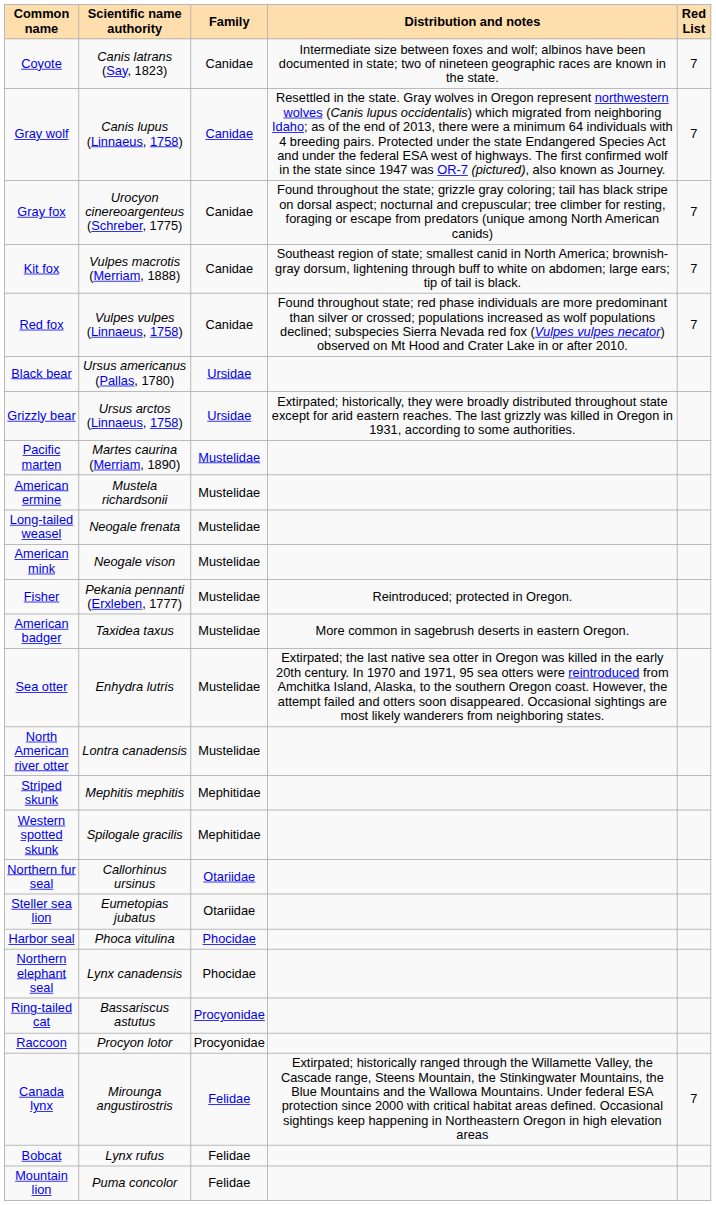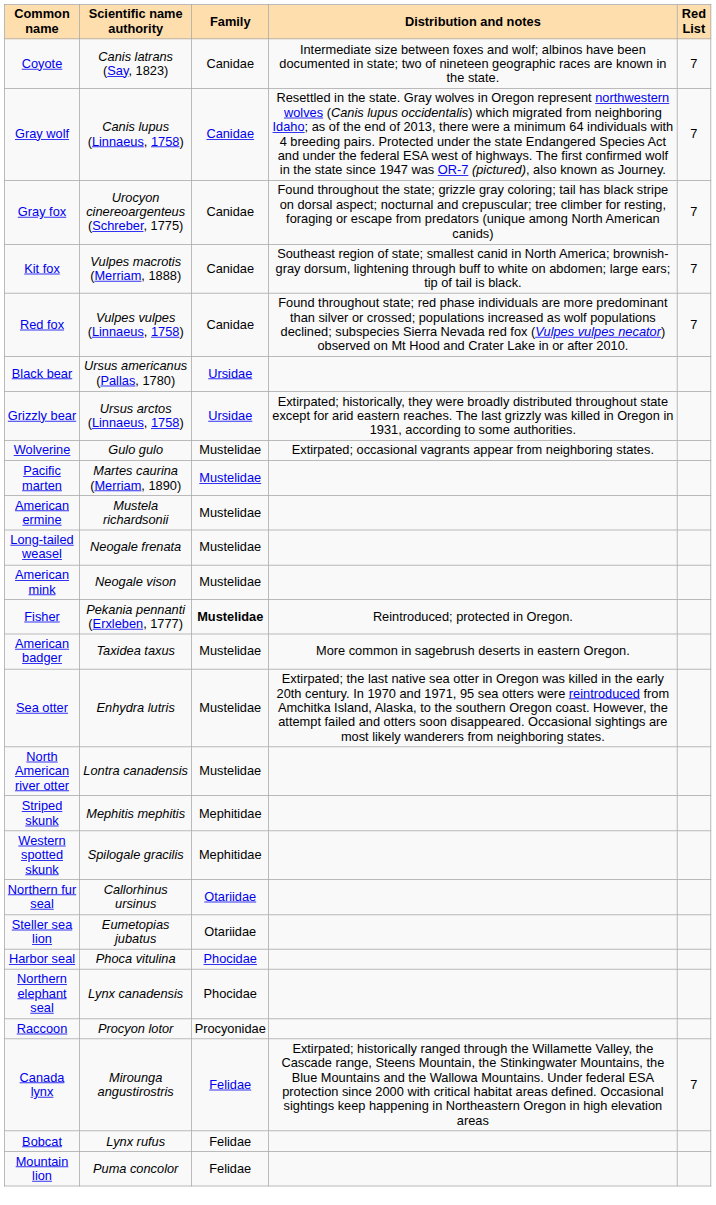+ row: (42, 450)
(229, 596) normal -> (230, 616) bold
- row: (42, 1015)
